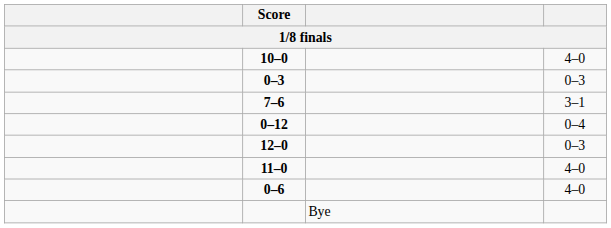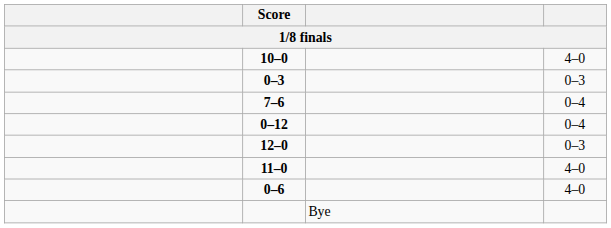(575, 102) 3–1 -> (575, 102) 0–4
